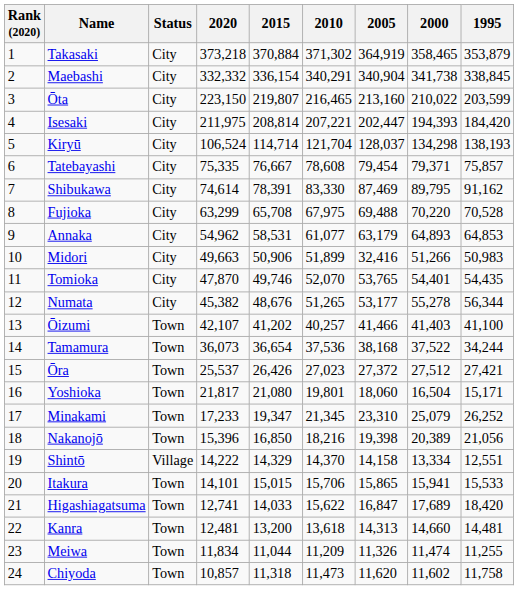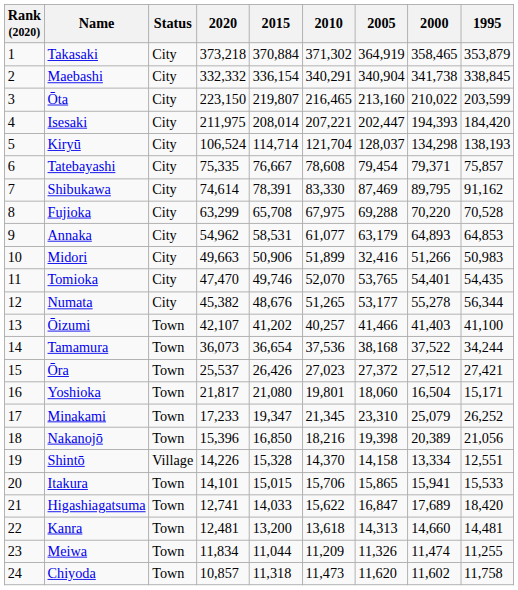(276, 122) 208,814 -> (276, 122) 208,014
(378, 212) 69,488 -> (378, 212) 69,288
(219, 280) 47,870 -> (219, 280) 47,470
(219, 460) 14,222 -> (219, 460) 14,226
(272, 460) 14,329 -> (272, 460) 15,328
